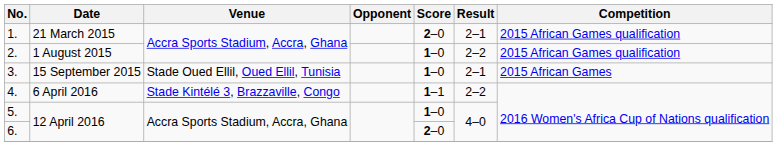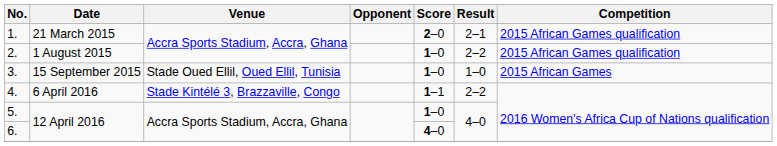(476, 72) 2–1 -> (476, 72) 1–0
(434, 131) 2–0 -> (434, 131) 4–0
